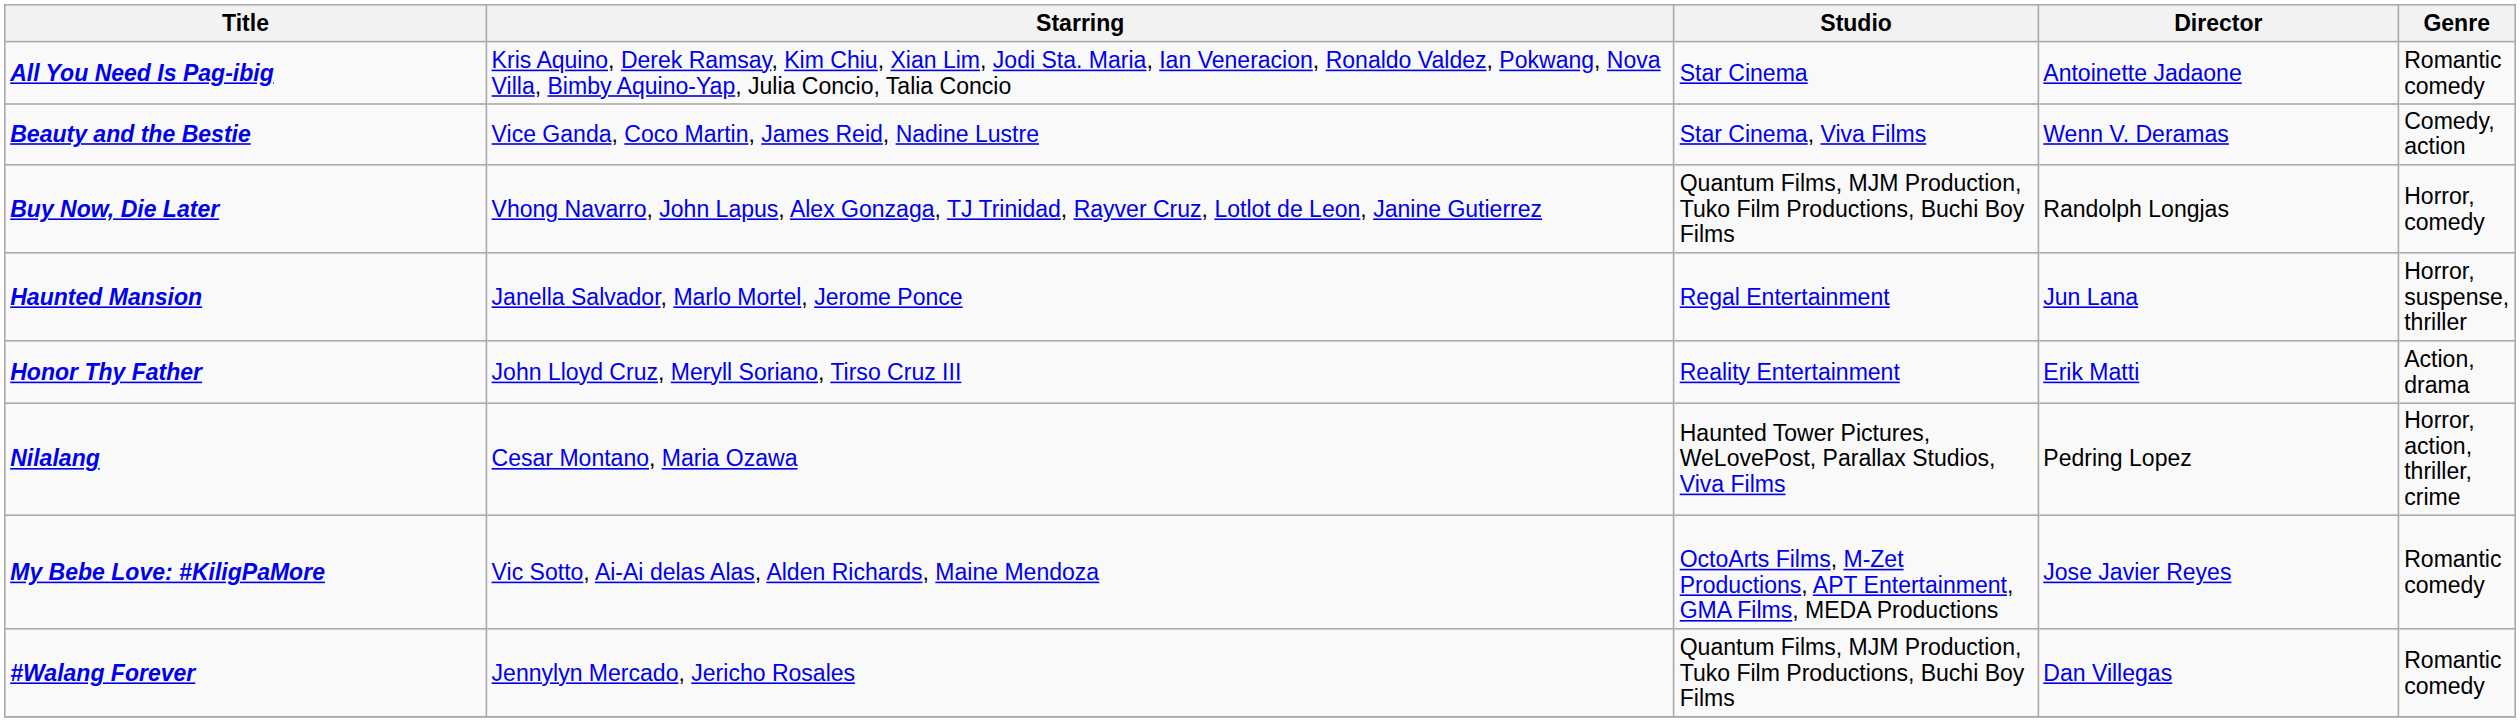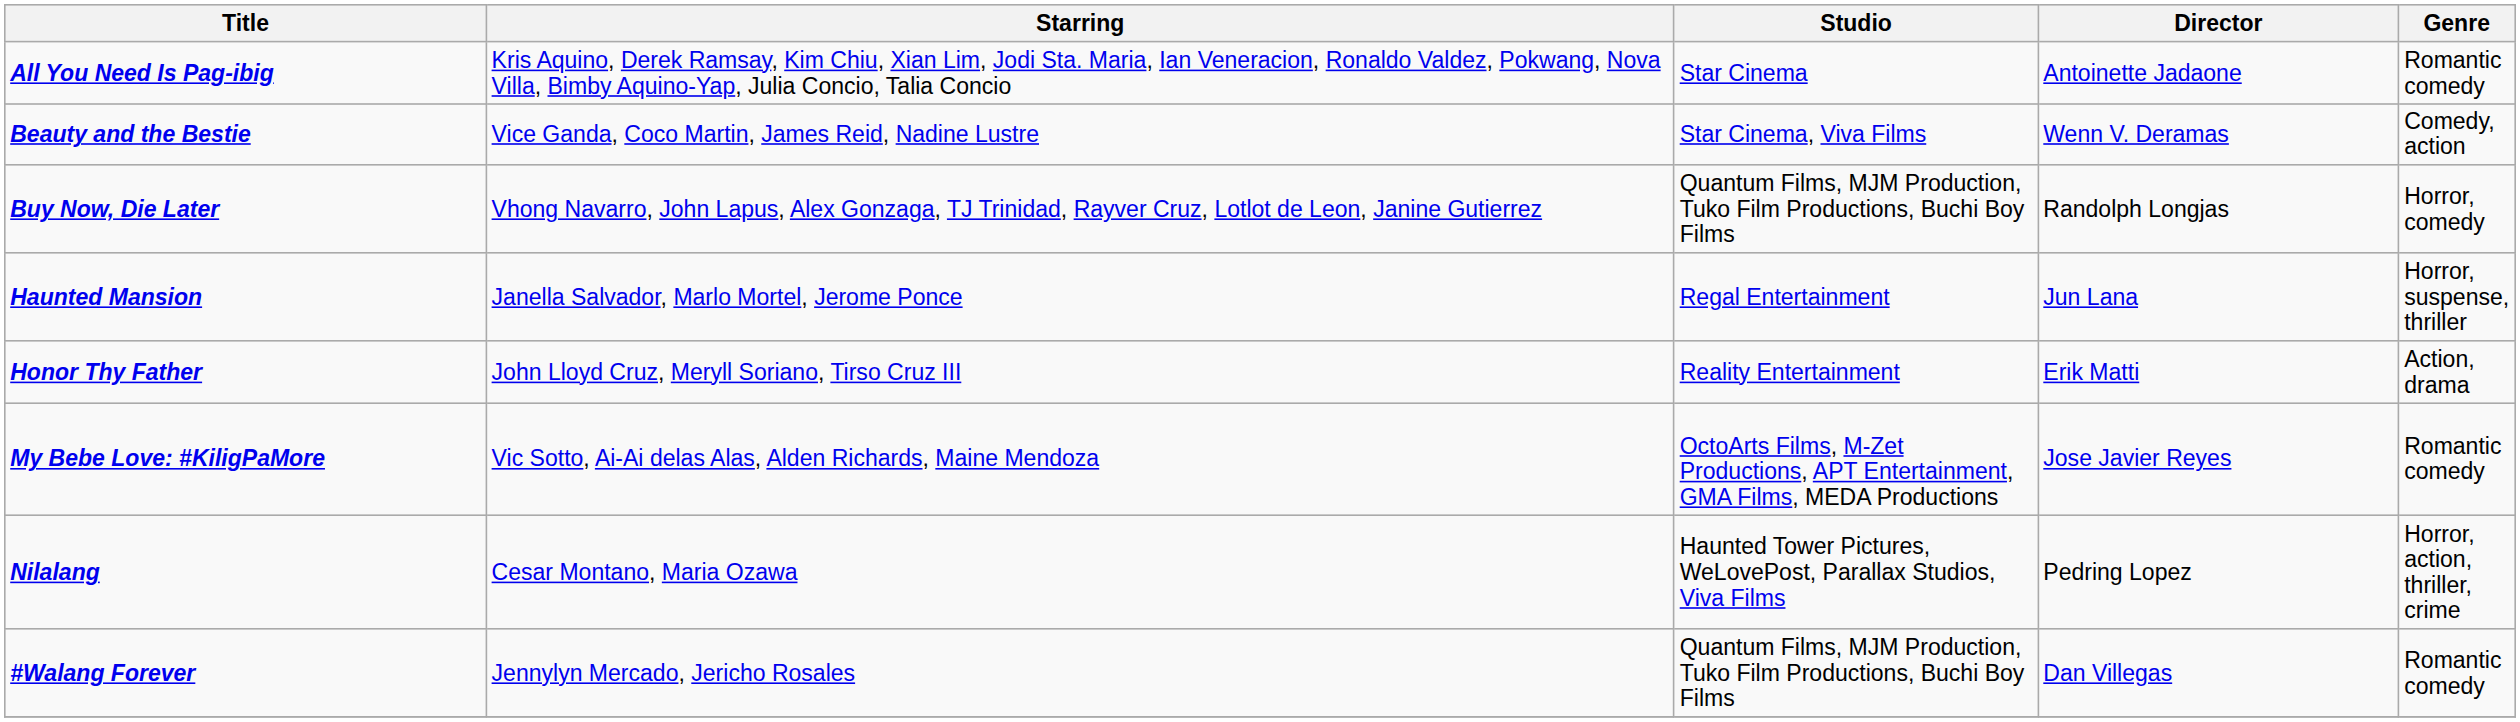rows swapped: (168, 573) <-> (55, 459)
